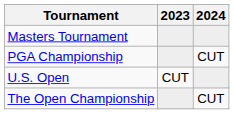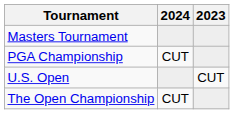columns swapped: (175, 15) <-> (211, 15)
